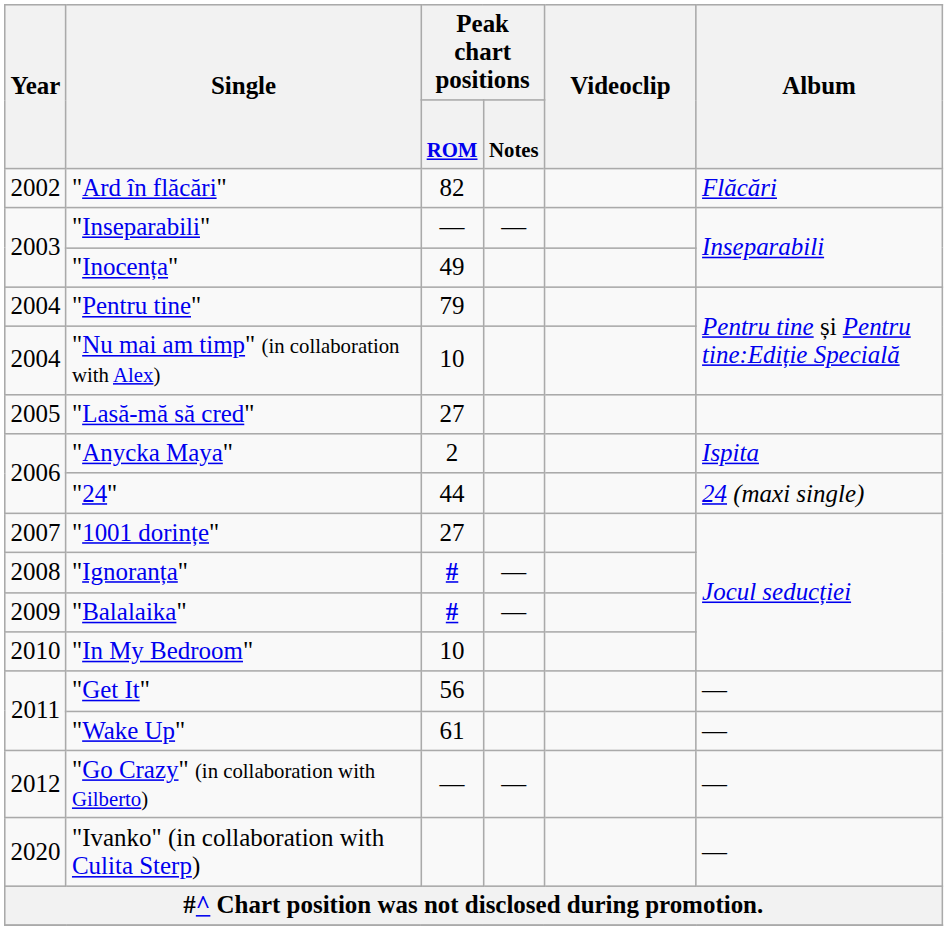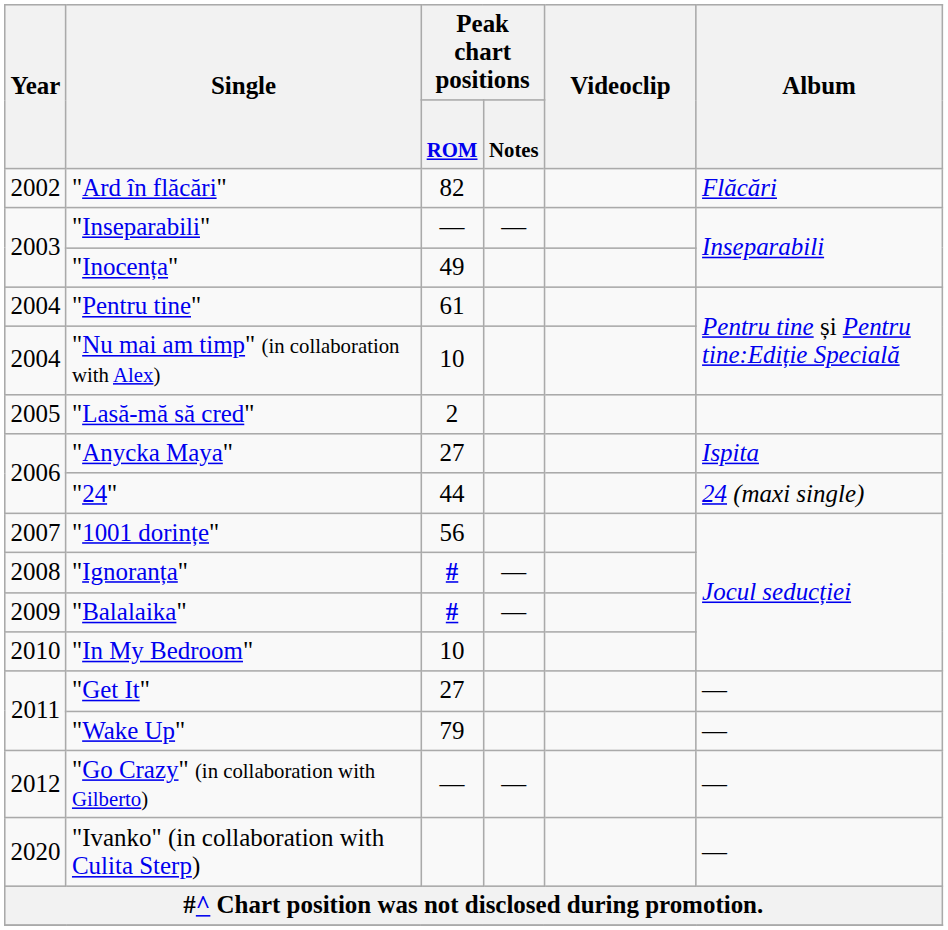(452, 306) 79 -> (452, 306) 61
(452, 413) 27 -> (452, 413) 2
(452, 453) 2 -> (452, 453) 27
(452, 532) 27 -> (452, 532) 56
(452, 690) 56 -> (452, 690) 27
(452, 730) 61 -> (452, 730) 79
